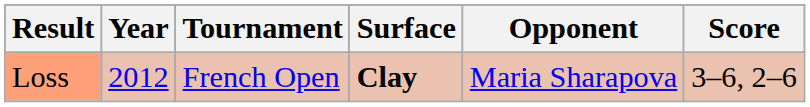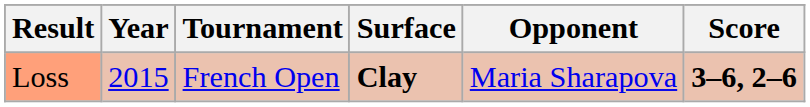(138, 76) 2012 -> (138, 76) 2015
(744, 76) normal -> (744, 76) bold
